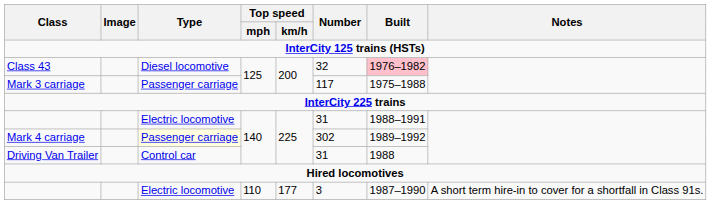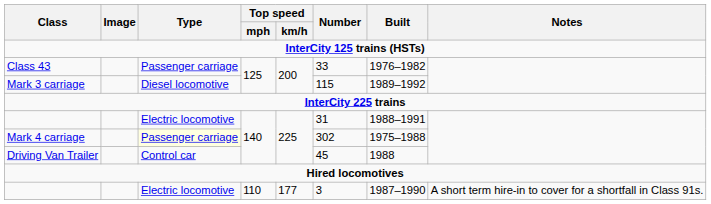(185, 66) Diesel locomotive -> (189, 66) Passenger carriage
(322, 66) 32 -> (322, 66) 33
(398, 66) pink background -> (398, 66) no background
(189, 84) Passenger carriage -> (185, 84) Diesel locomotive
(325, 84) 117 -> (325, 84) 115
(398, 84) 1975–1988 -> (398, 84) 1989–1992
(398, 137) 1989–1992 -> (398, 137) 1975–1988
(322, 155) 31 -> (322, 155) 45
